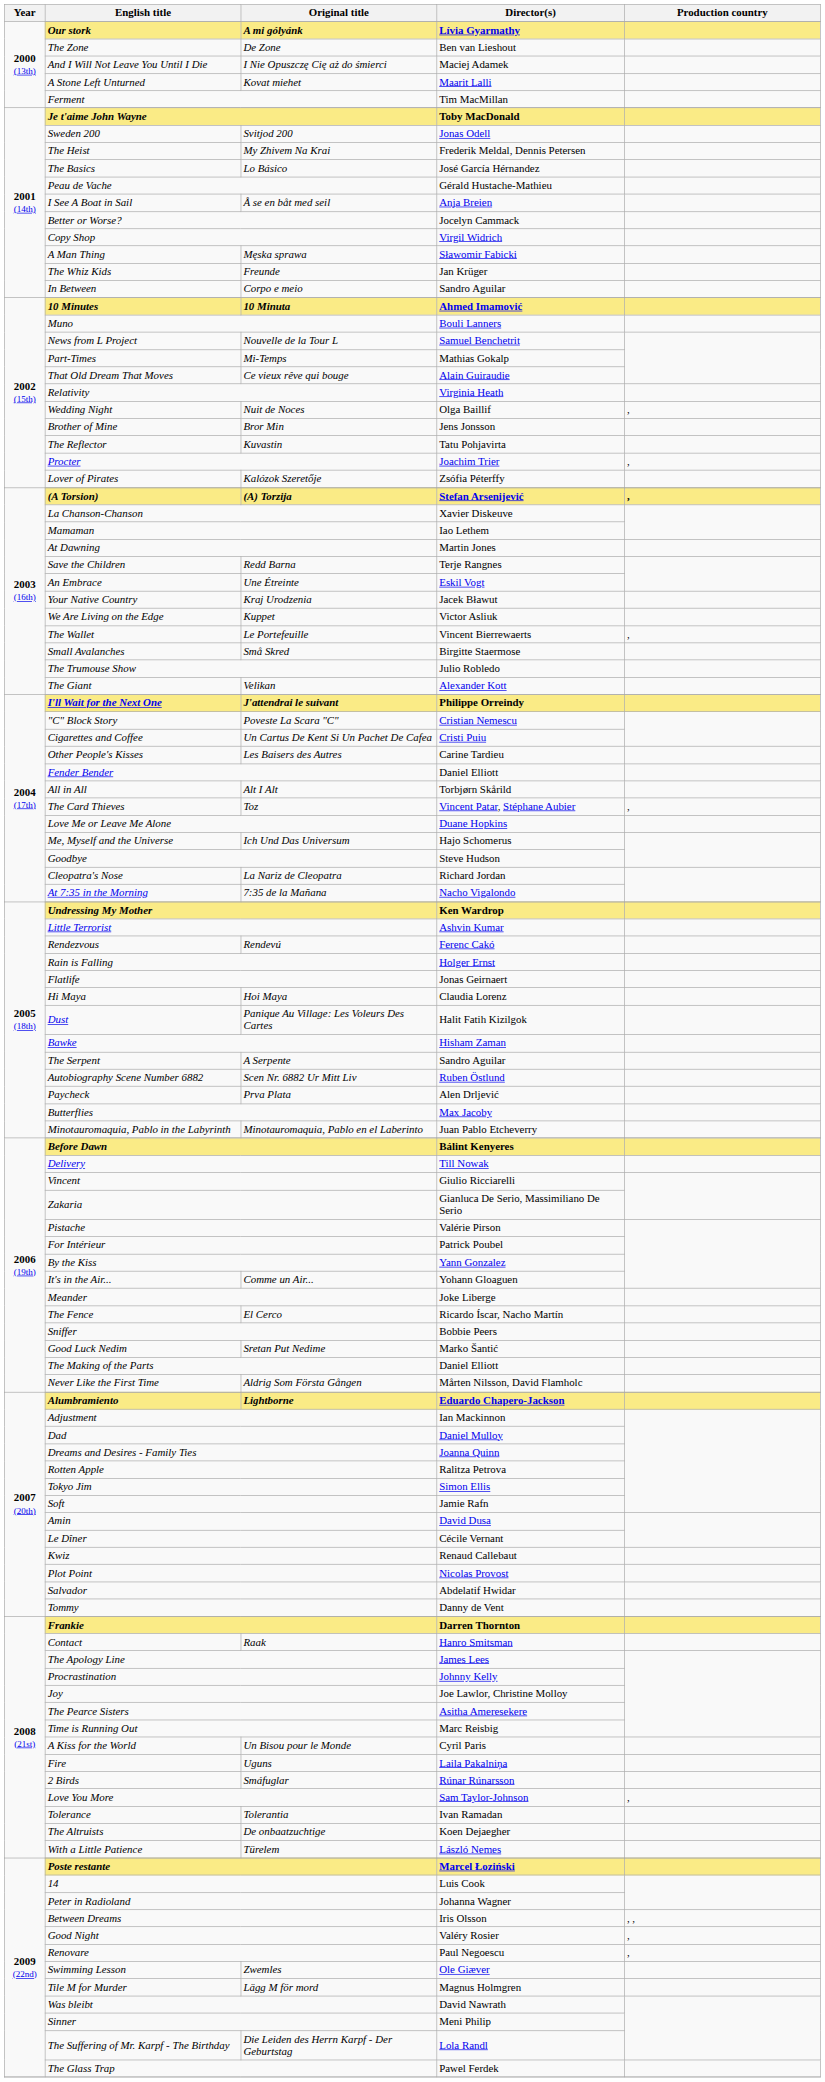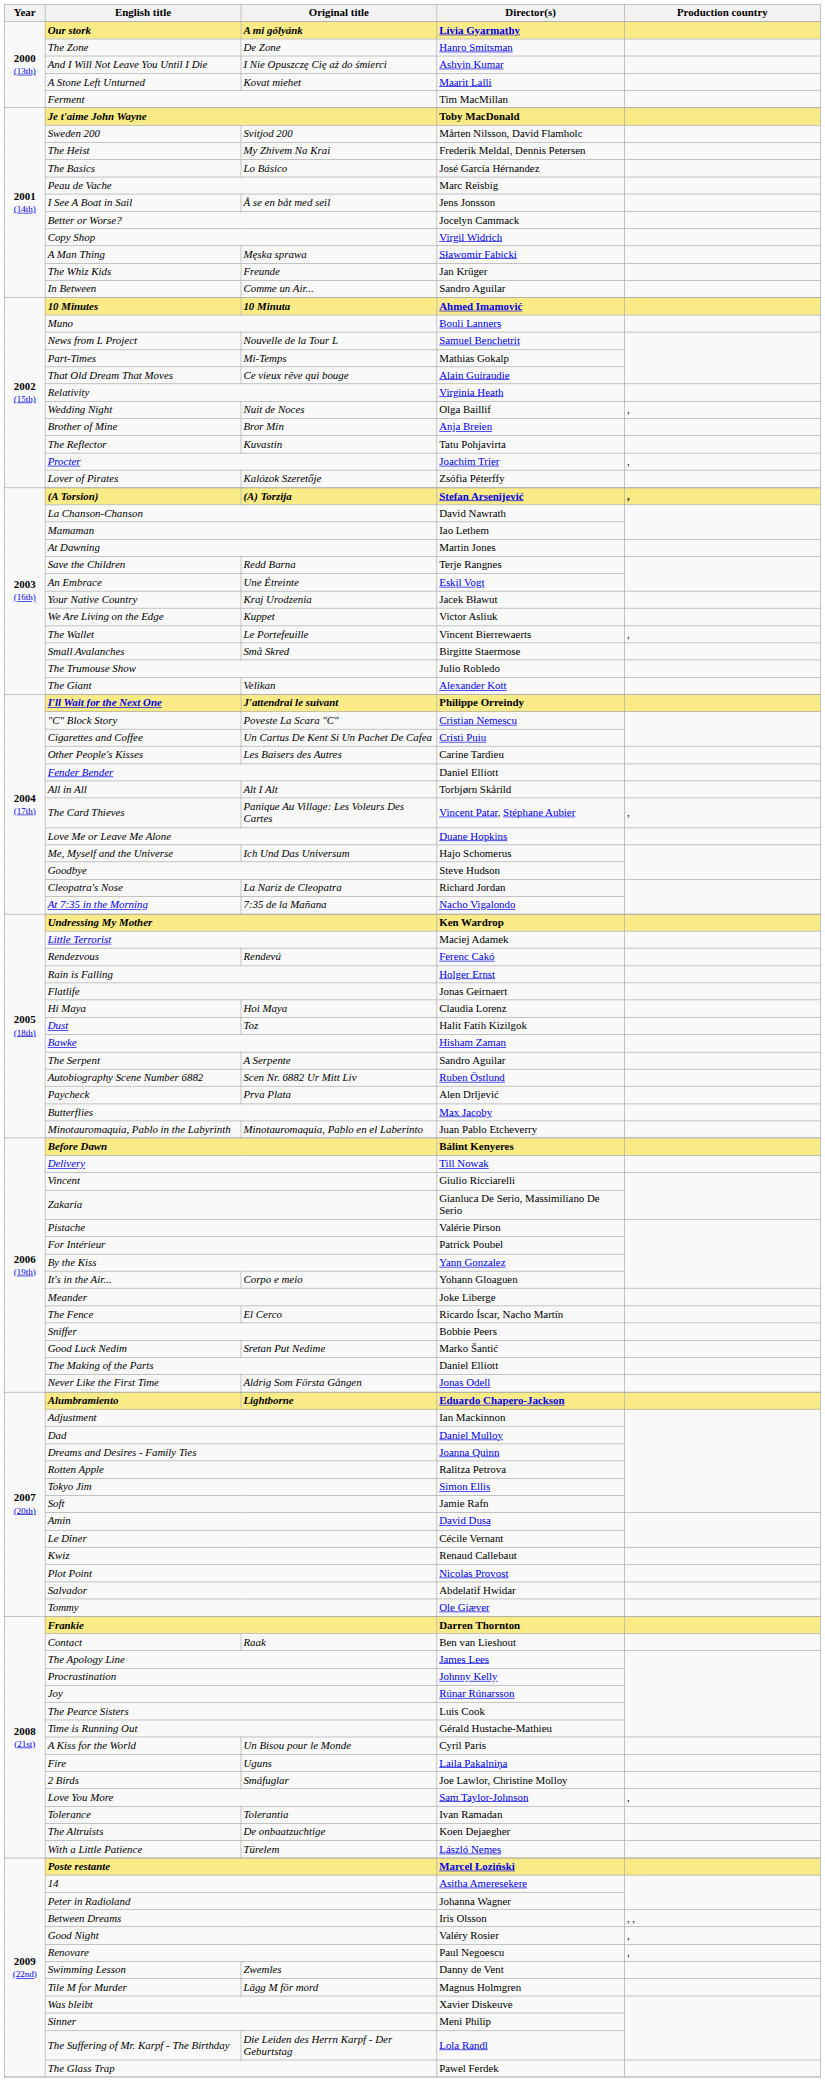(478, 47) Ben van Lieshout -> (476, 47) Hanro Smitsman
(474, 64) Maciej Adamek -> (471, 64) Ashvin Kumar
(465, 133) Jonas Odell -> (511, 133) Mårten Nilsson, David Flamholc
(496, 185) Gérald Hustache-Mathieu -> (469, 185) Marc Reisbig
(466, 202) Anja Breien -> (467, 202) Jens Jonsson
(273, 289) Corpo e meio -> (279, 289) Comme un Air...
(467, 427) Jens Jonsson -> (466, 427) Anja Breien
(476, 513) Xavier Diskeuve -> (473, 513) David Nawrath
(251, 806) Toz -> (324, 812) Panique Au Village: Les Voleurs Des Cartes
(471, 927) Ashvin Kumar -> (474, 939) Maciej Adamek
(324, 1020) Panique Au Village: Les Voleurs Des Cartes -> (251, 1026) Toz
(279, 1279) Comme un Air... -> (273, 1279) Corpo e meio
(511, 1383) Mårten Nilsson, David Flamholc -> (465, 1383) Jonas Odell
(471, 1607) Danny de Vent -> (464, 1607) Ole Giæver
(476, 1642) Hanro Smitsman -> (478, 1642) Ben van Lieshout
(503, 1694) Joe Lawlor, Christine Molloy -> (477, 1694) Rúnar Rúnarsson
(483, 1711) Asitha Ameresekere -> (462, 1711) Luis Cook
(469, 1728) Marc Reisbig -> (496, 1728) Gérald Hustache-Mathieu
(477, 1780) Rúnar Rúnarsson -> (503, 1780) Joe Lawlor, Christine Molloy
(462, 1883) Luis Cook -> (483, 1883) Asitha Ameresekere
(464, 1970) Ole Giæver -> (471, 1970) Danny de Vent
(473, 2004) David Nawrath -> (476, 2004) Xavier Diskeuve
